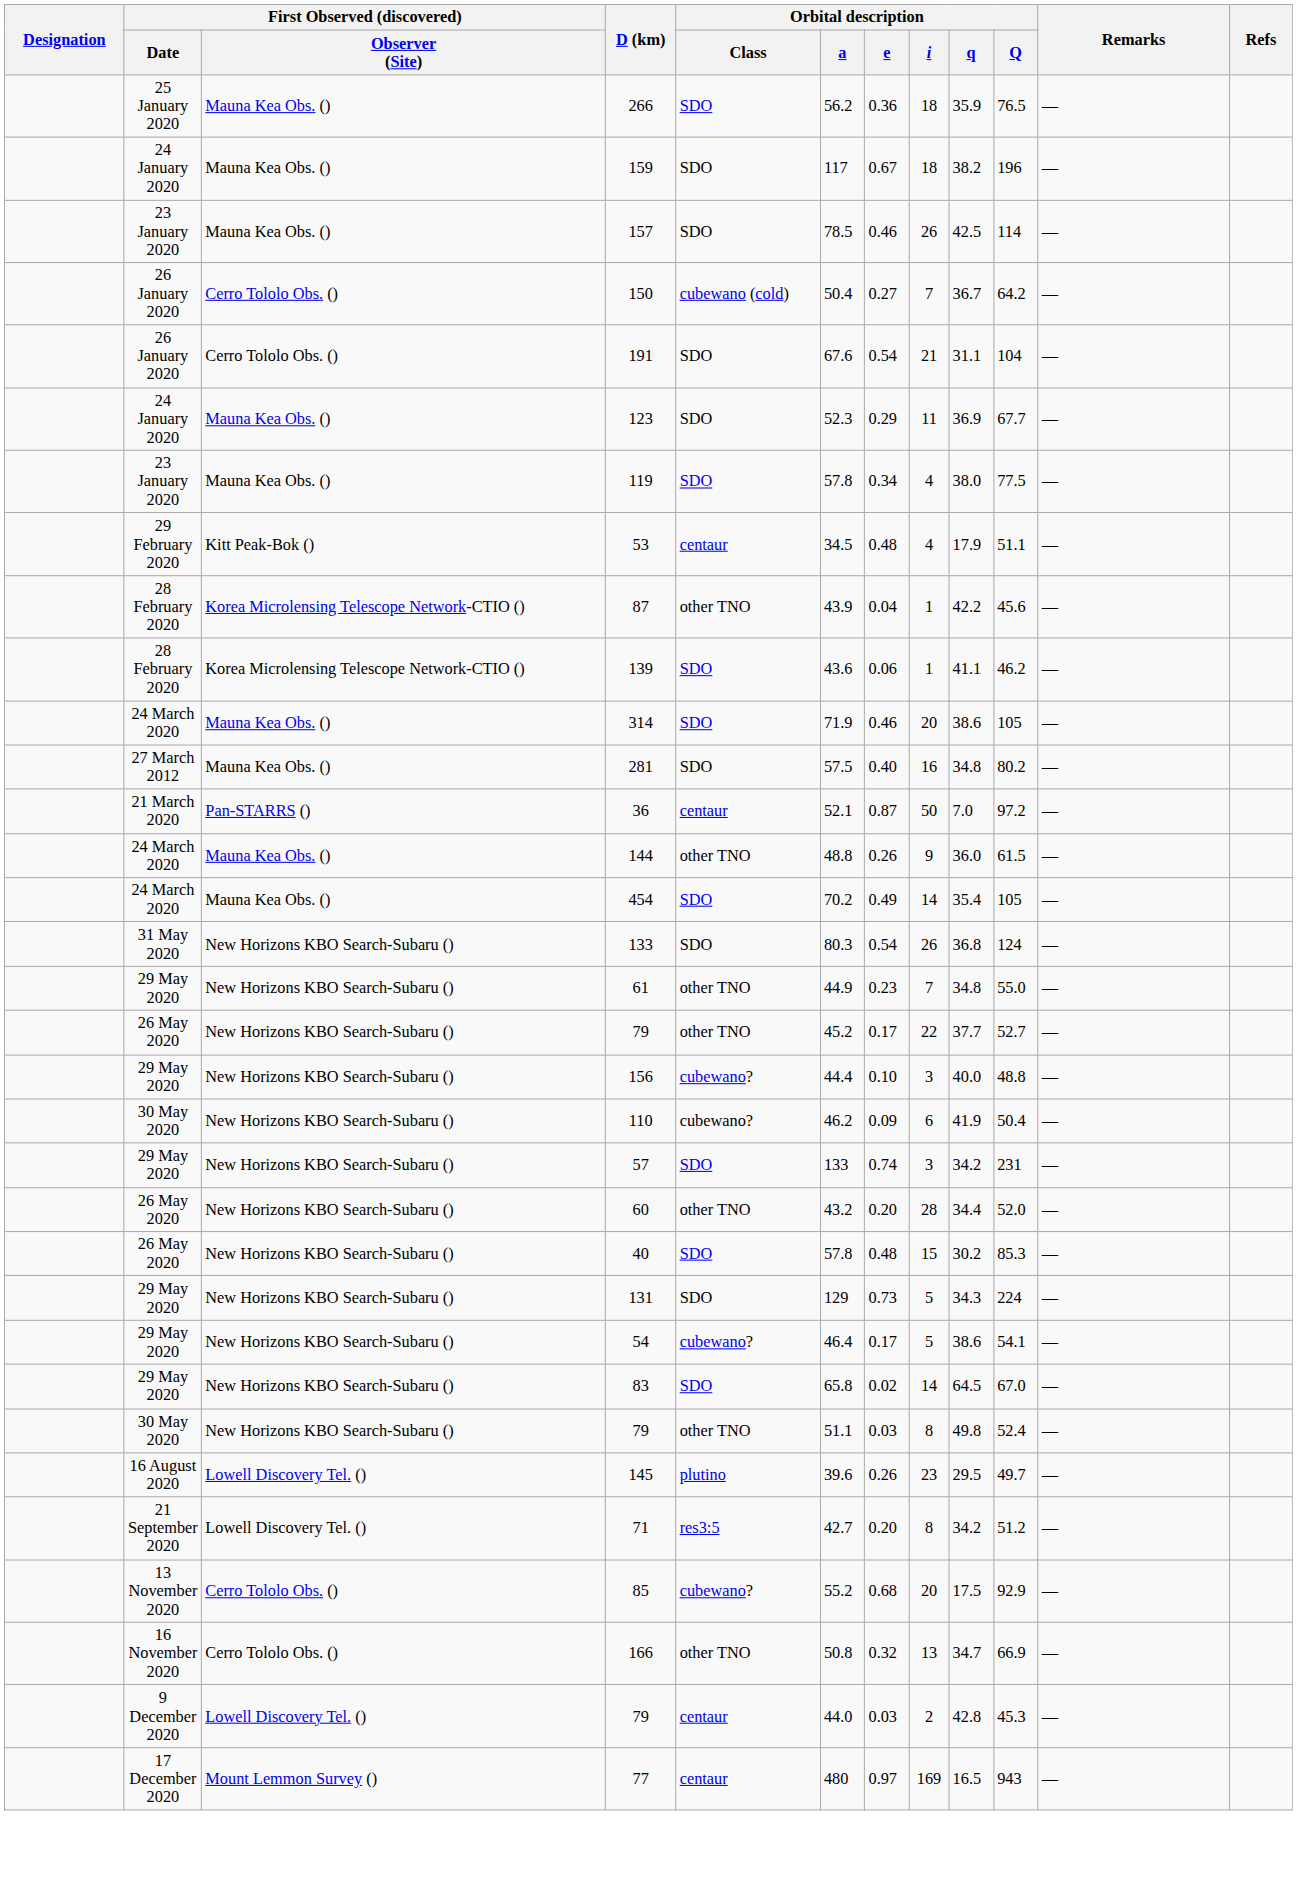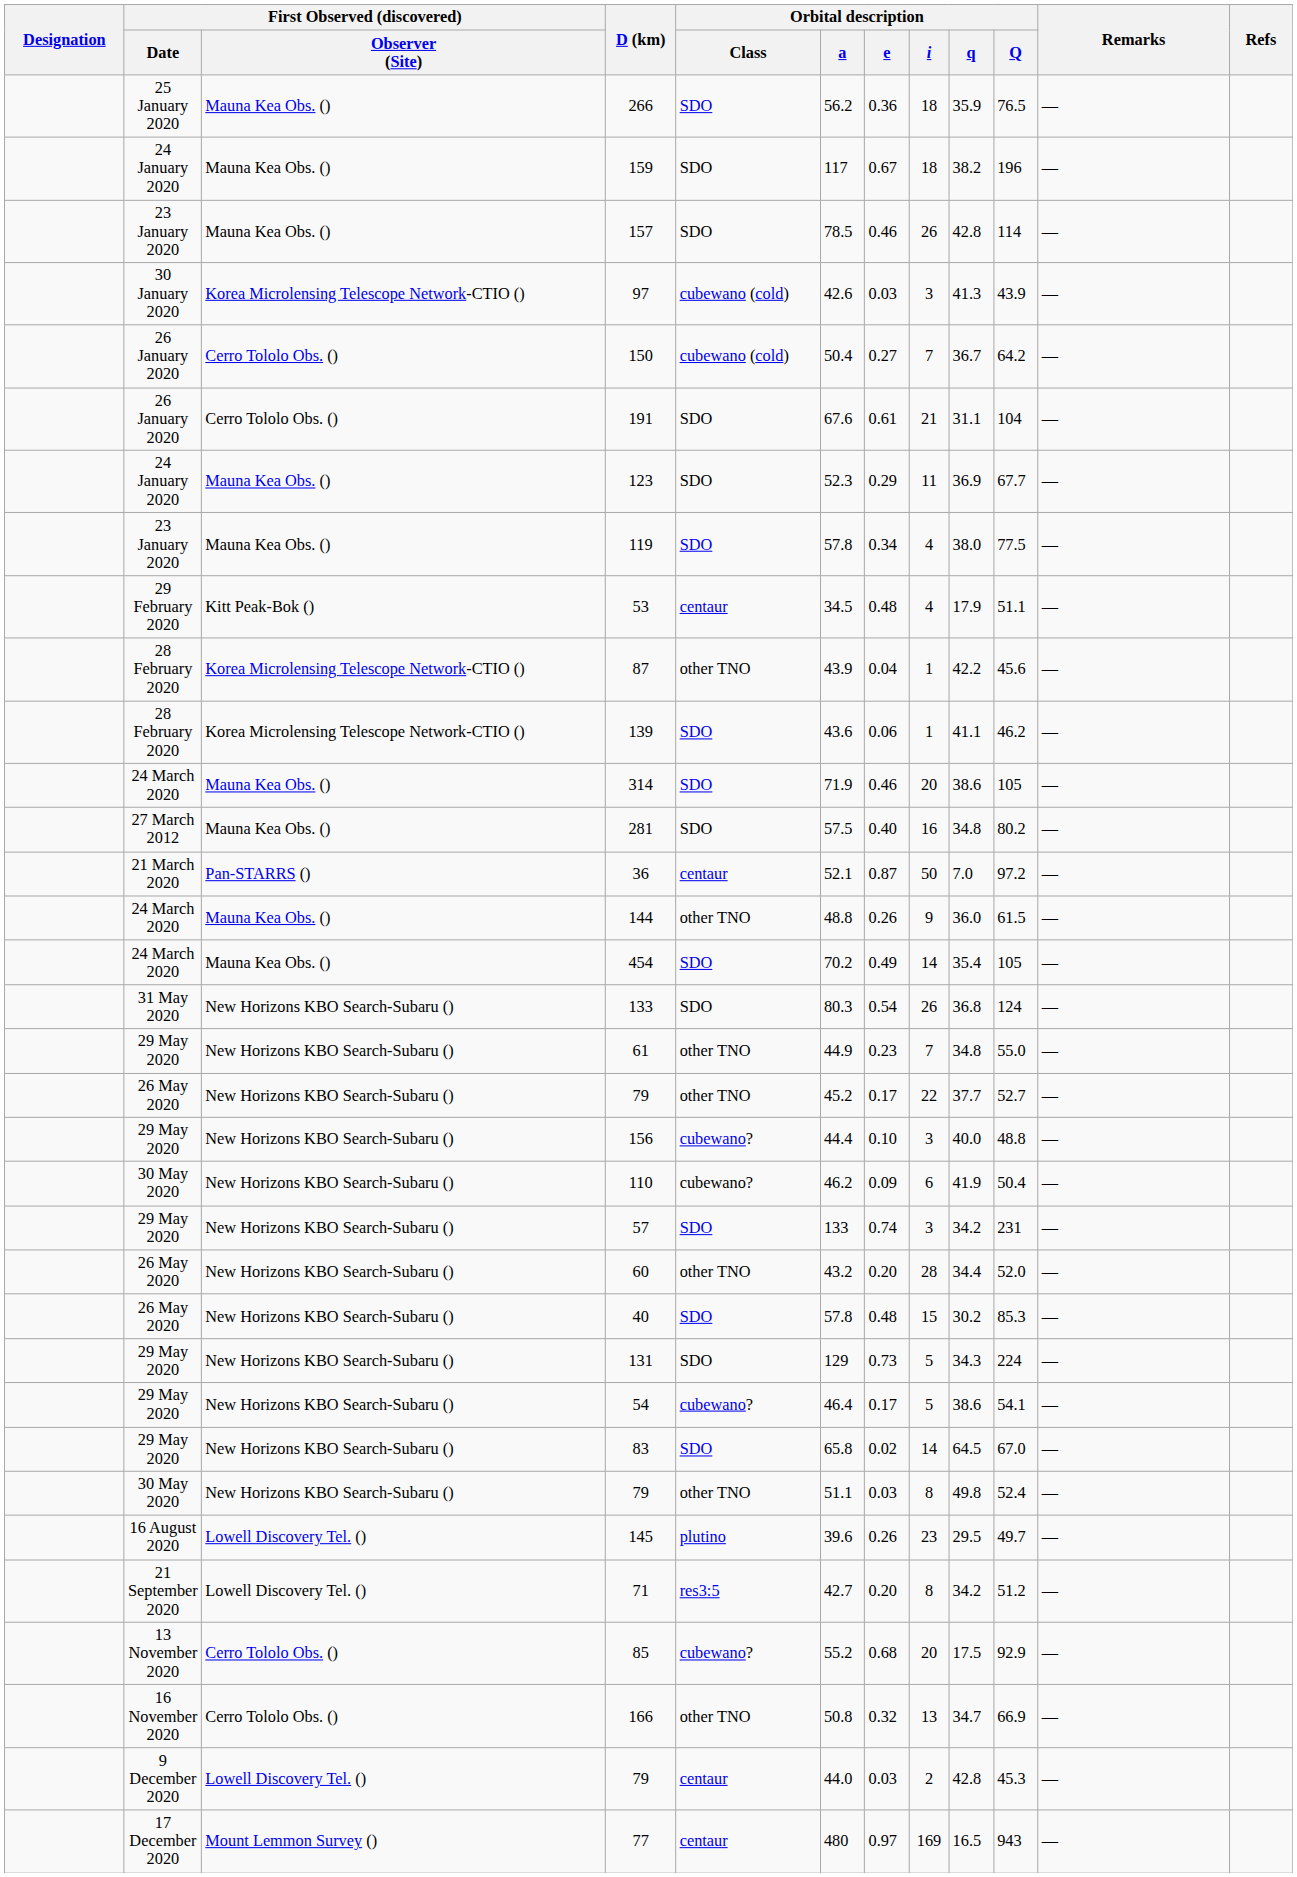(967, 231) 42.5 -> (967, 231) 42.8
+ row: (163, 293)
(883, 356) 0.54 -> (883, 418) 0.61
